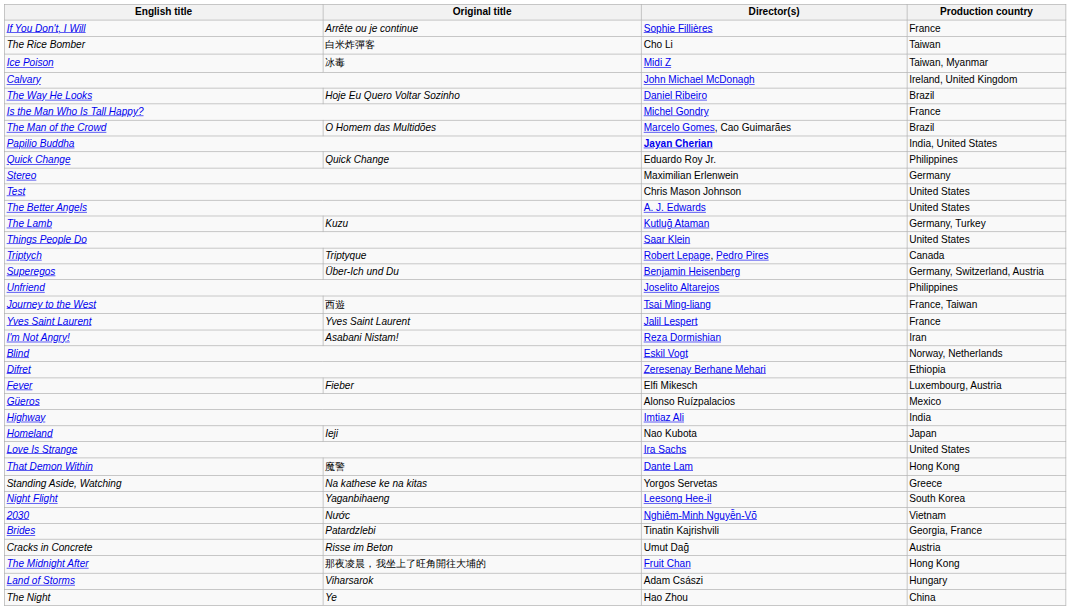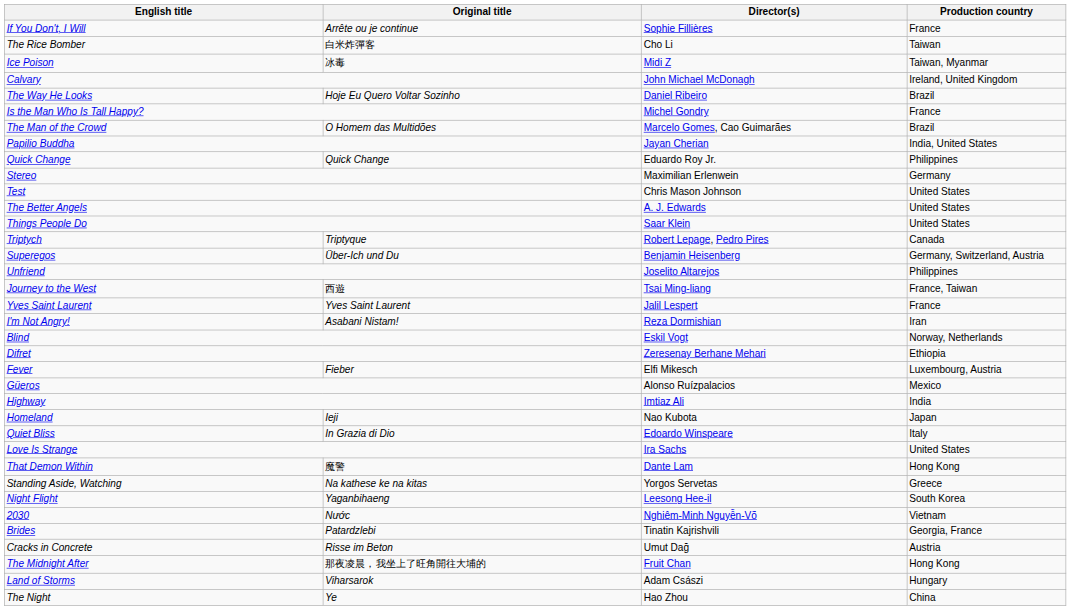(678, 144) bold -> (676, 144) normal
- row: (29, 224)
+ row: (31, 433)
